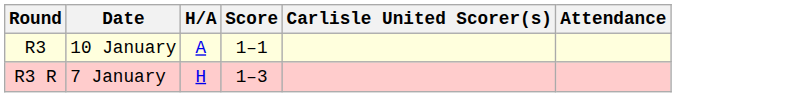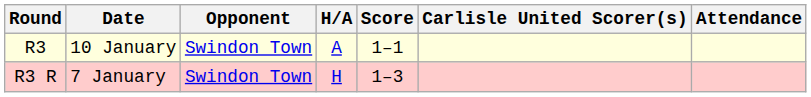+ column: (249, 19)
